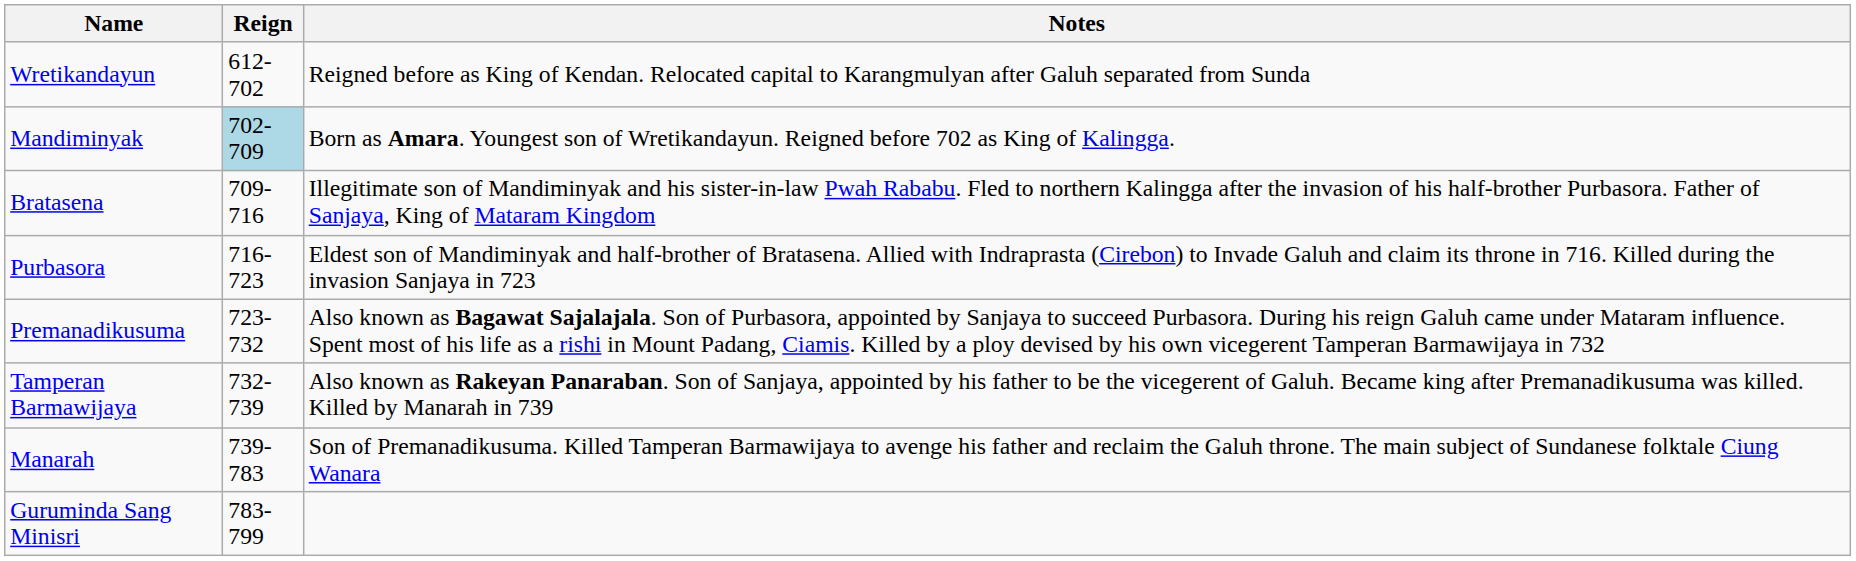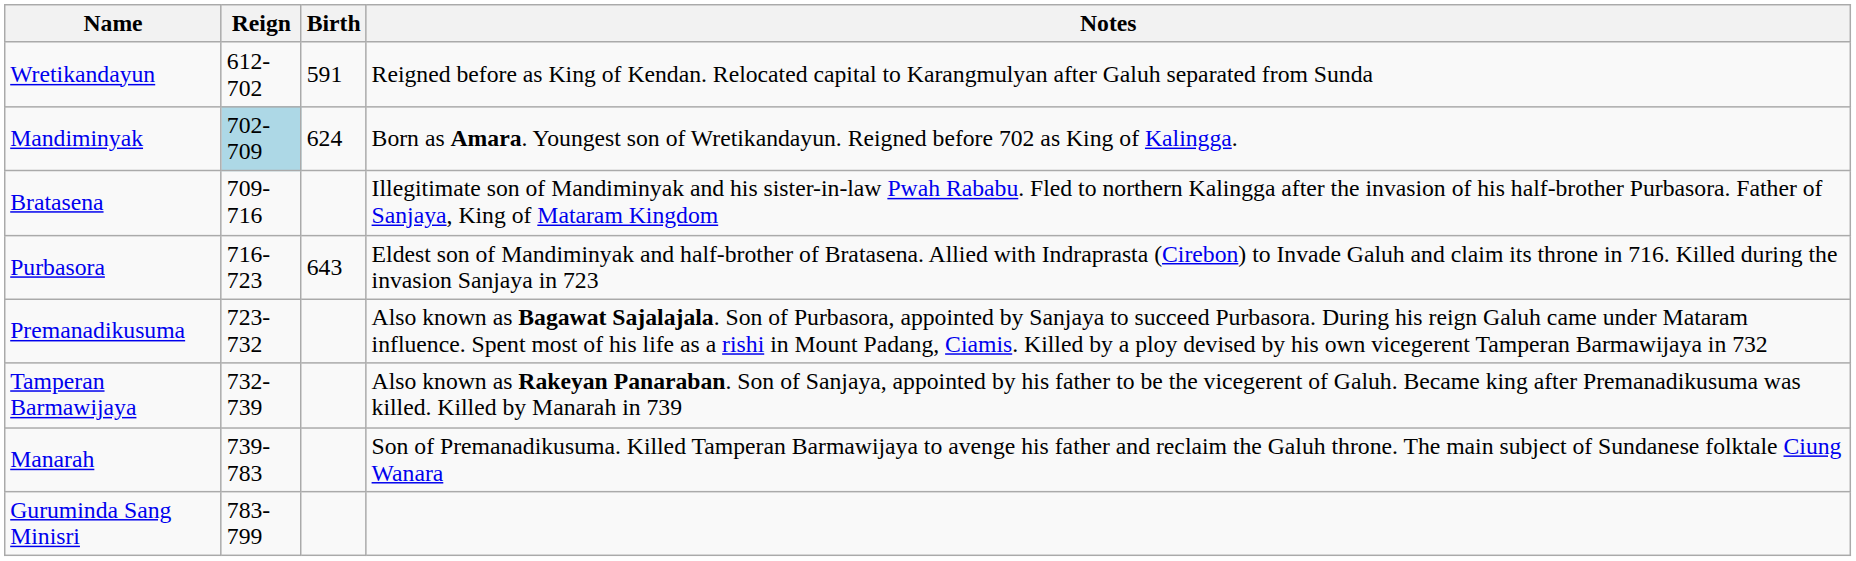+ column: (334, 23)
